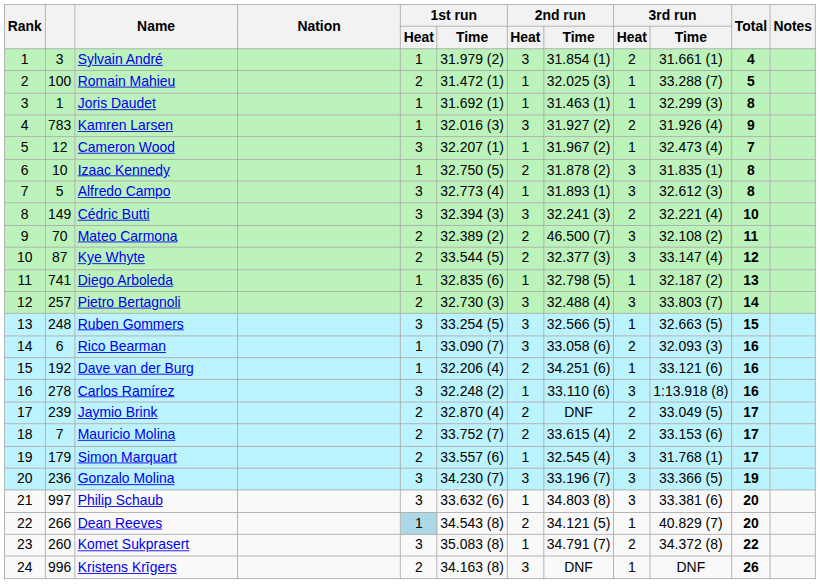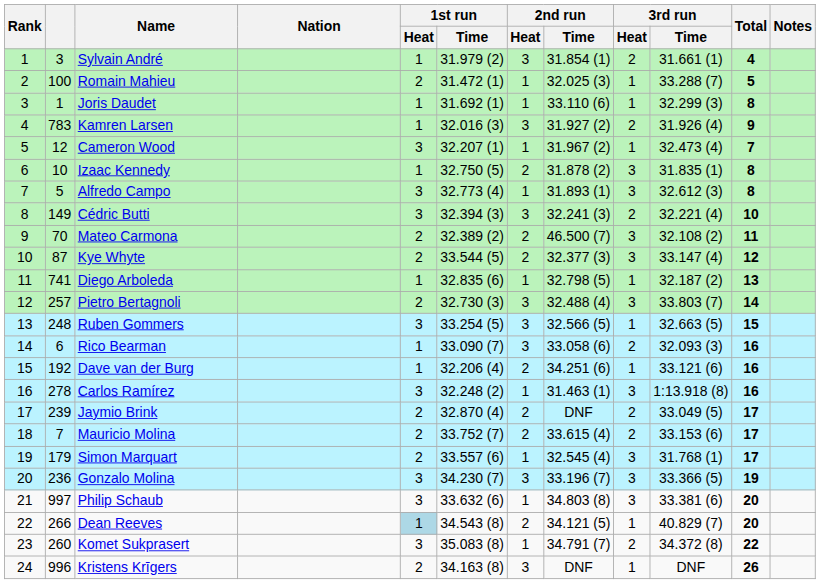(579, 103) 31.463 (1) -> (579, 103) 33.110 (6)
(579, 390) 33.110 (6) -> (579, 390) 31.463 (1)
